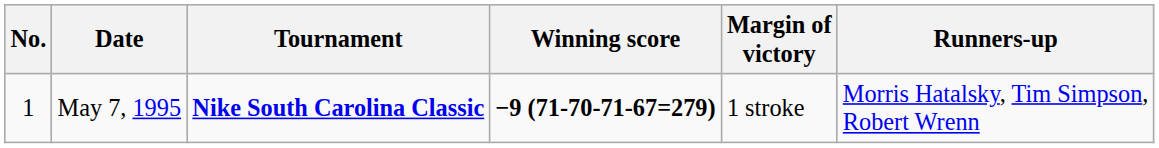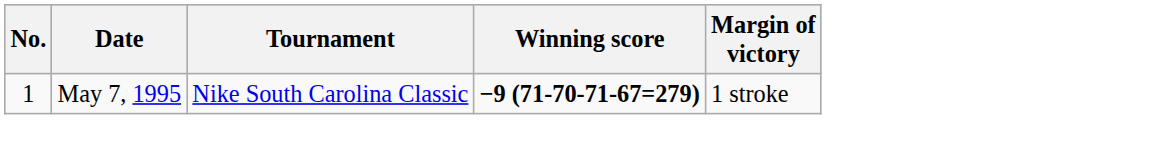- column: (996, 39)
(338, 108) bold -> (330, 93) normal
